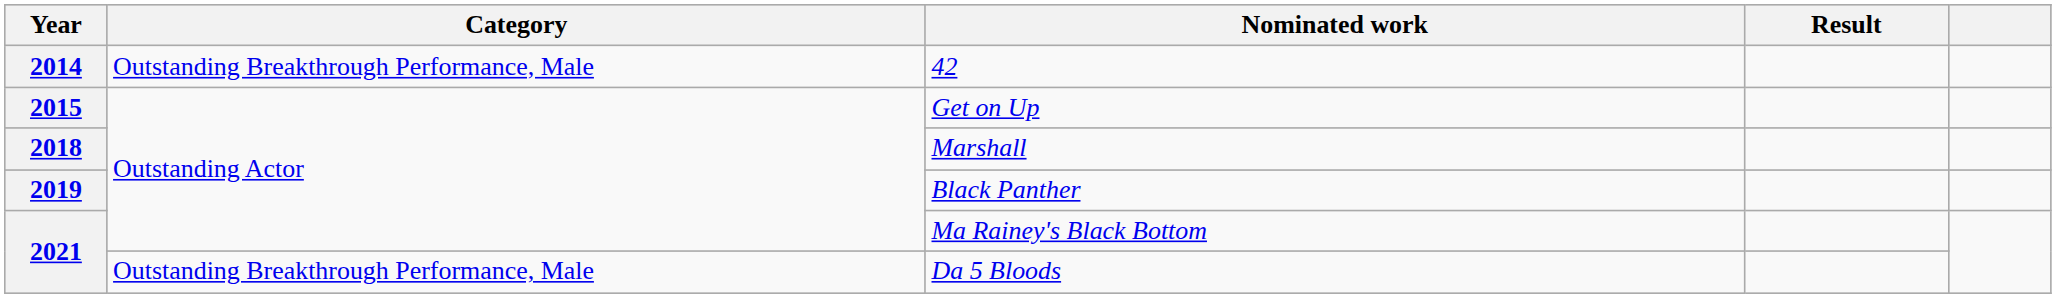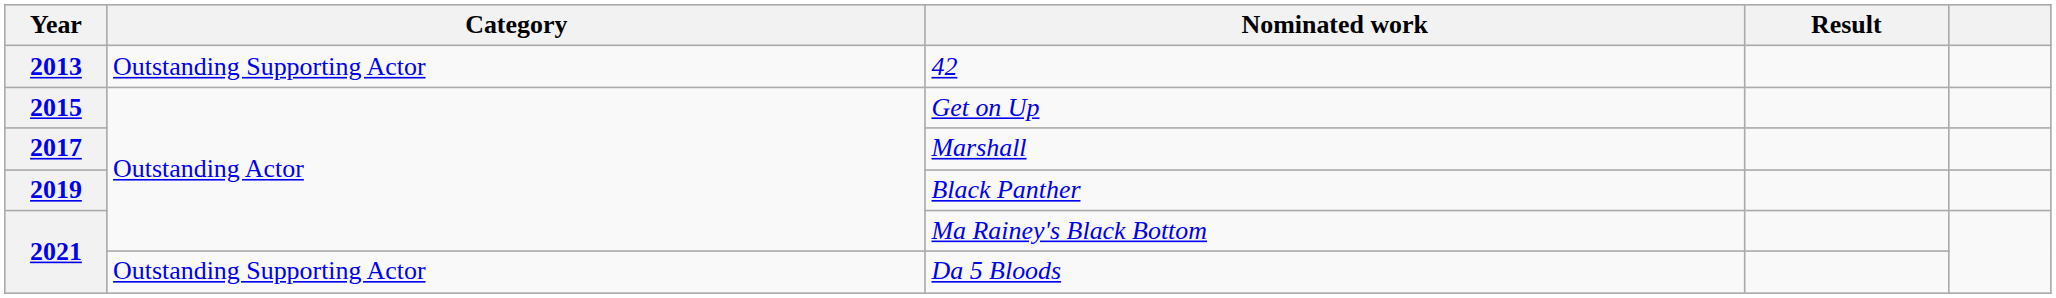(56, 66) 2014 -> (56, 66) 2013
(353, 66) Outstanding Breakthrough Performance, Male -> (269, 66) Outstanding Supporting Actor
(56, 148) 2018 -> (56, 148) 2017
(353, 271) Outstanding Breakthrough Performance, Male -> (269, 271) Outstanding Supporting Actor
